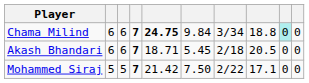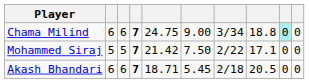(161, 32) bold -> (161, 32) normal
(197, 32) 9.84 -> (197, 32) 9.00
rows swapped: (55, 51) <-> (55, 69)
